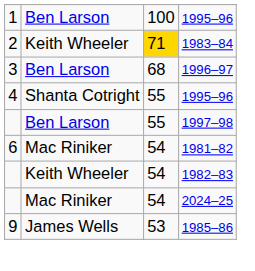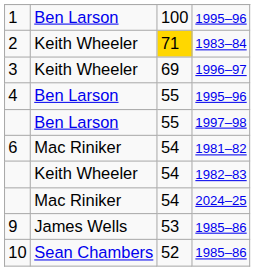(67, 69) Ben Larson -> (86, 69) Keith Wheeler
(156, 69) 68 -> (170, 69) 69
(82, 95) Shanta Cotright -> (76, 95) Ben Larson
+ row: (17, 252)
